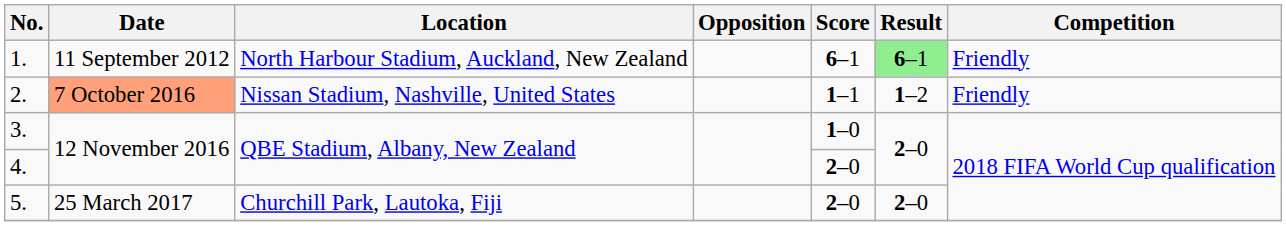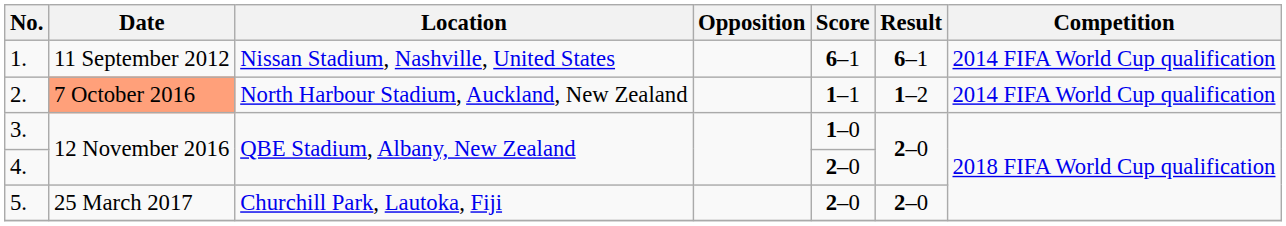(464, 58) North Harbour Stadium, Auckland, New Zealand -> (428, 58) Nissan Stadium, Nashville, United States
(911, 58) lightgreen background -> (911, 58) no background
(991, 58) Friendly -> (1114, 58) 2014 FIFA World Cup qualification
(428, 94) Nissan Stadium, Nashville, United States -> (464, 94) North Harbour Stadium, Auckland, New Zealand
(991, 94) Friendly -> (1114, 94) 2014 FIFA World Cup qualification
